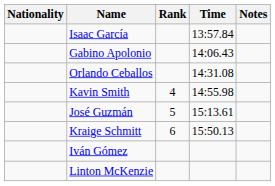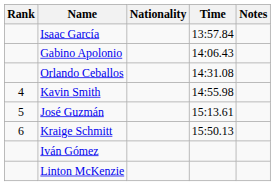columns swapped: (172, 14) <-> (35, 14)
